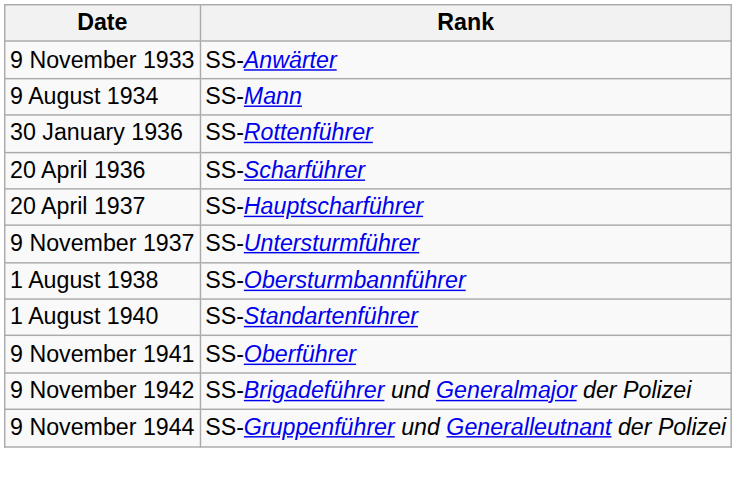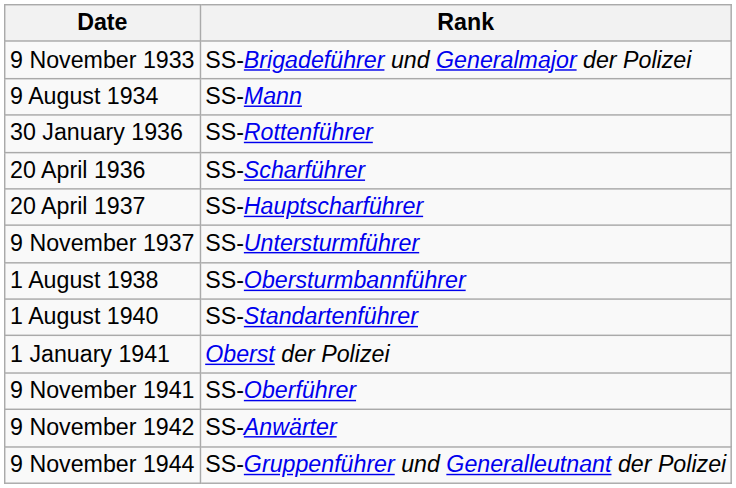(271, 59) SS-Anwärter -> (448, 59) SS-Brigadeführer und Generalmajor der Polizei
+ row: (90, 354)
(448, 390) SS-Brigadeführer und Generalmajor der Polizei -> (271, 427) SS-Anwärter
